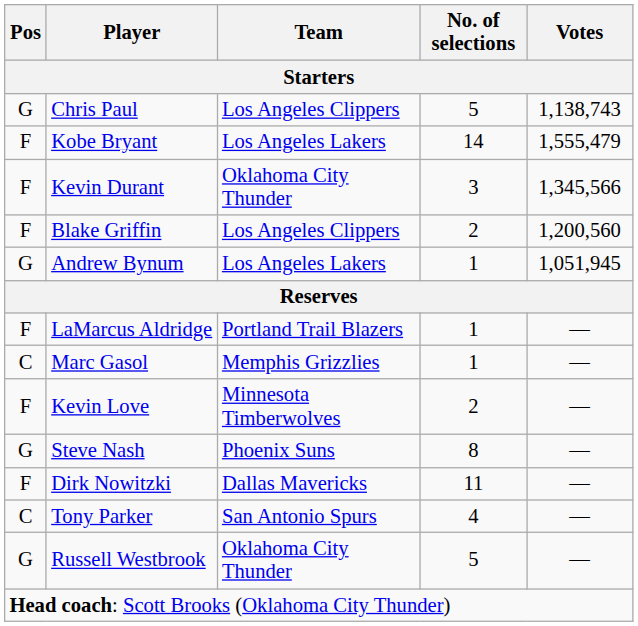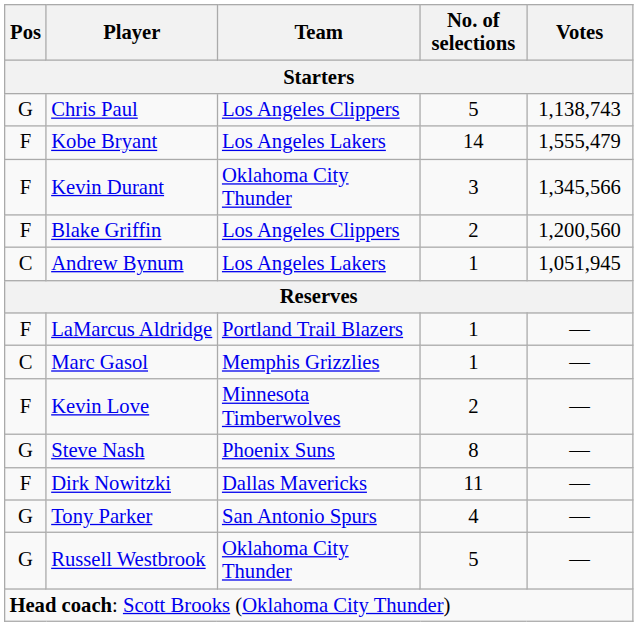(26, 263) G -> (26, 263) C
(26, 516) C -> (26, 516) G
